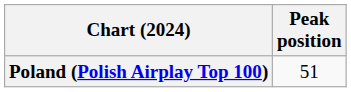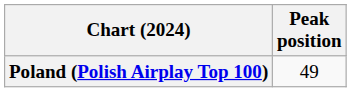(309, 71) 51 -> (309, 71) 49
